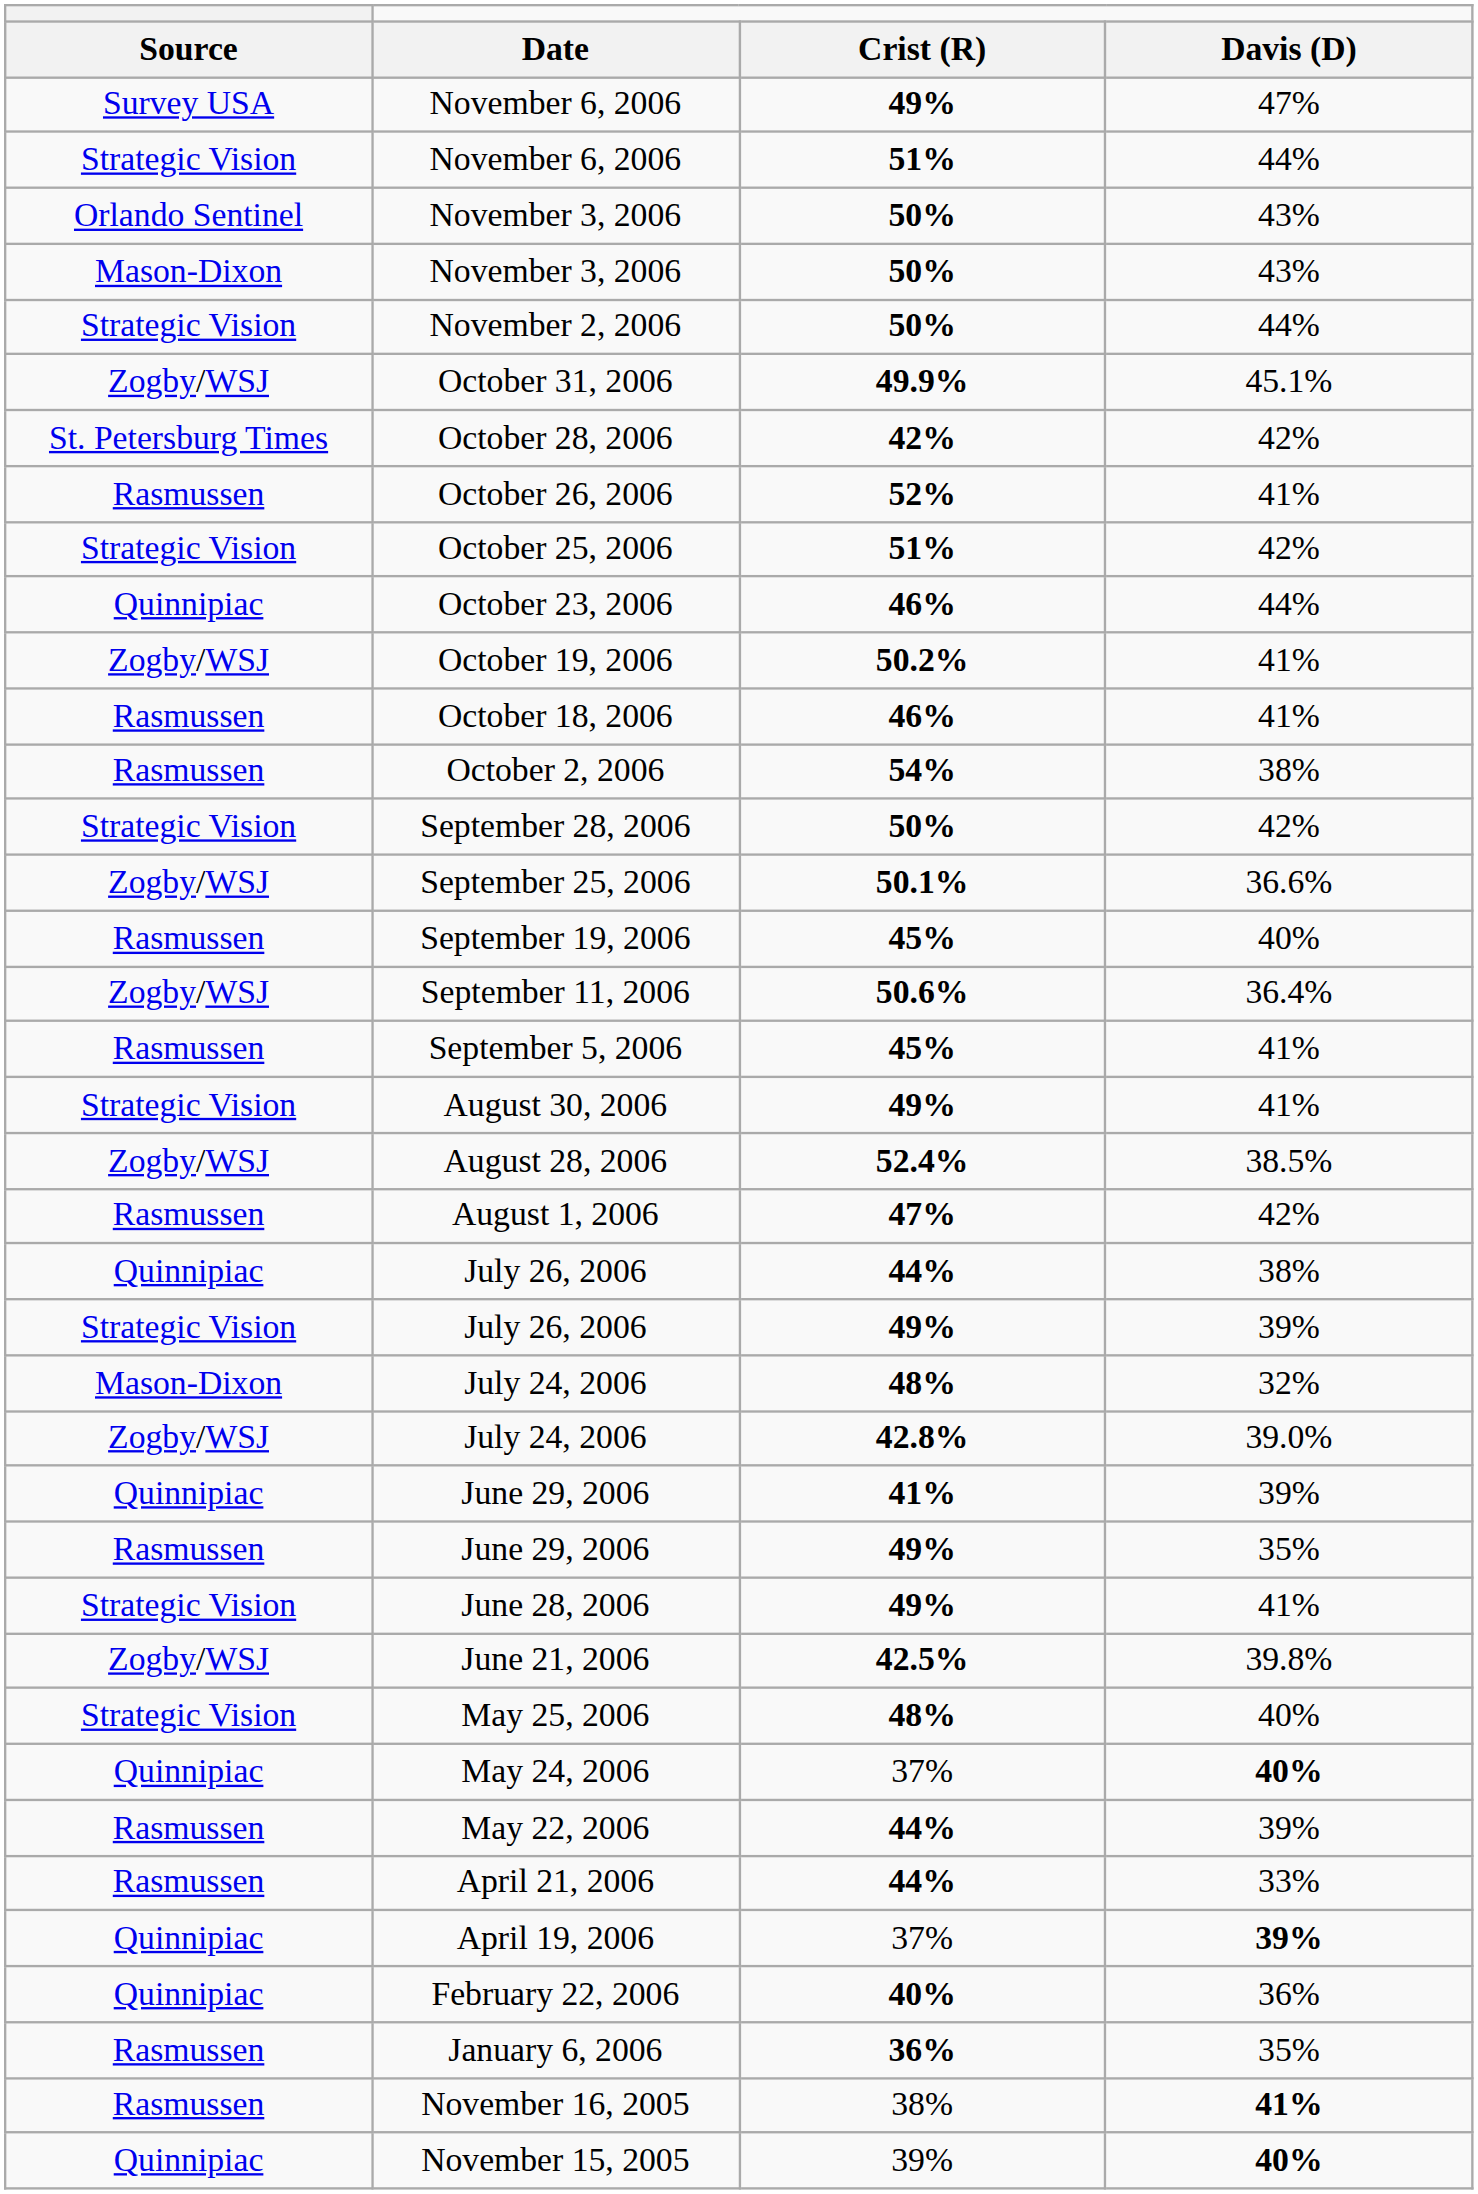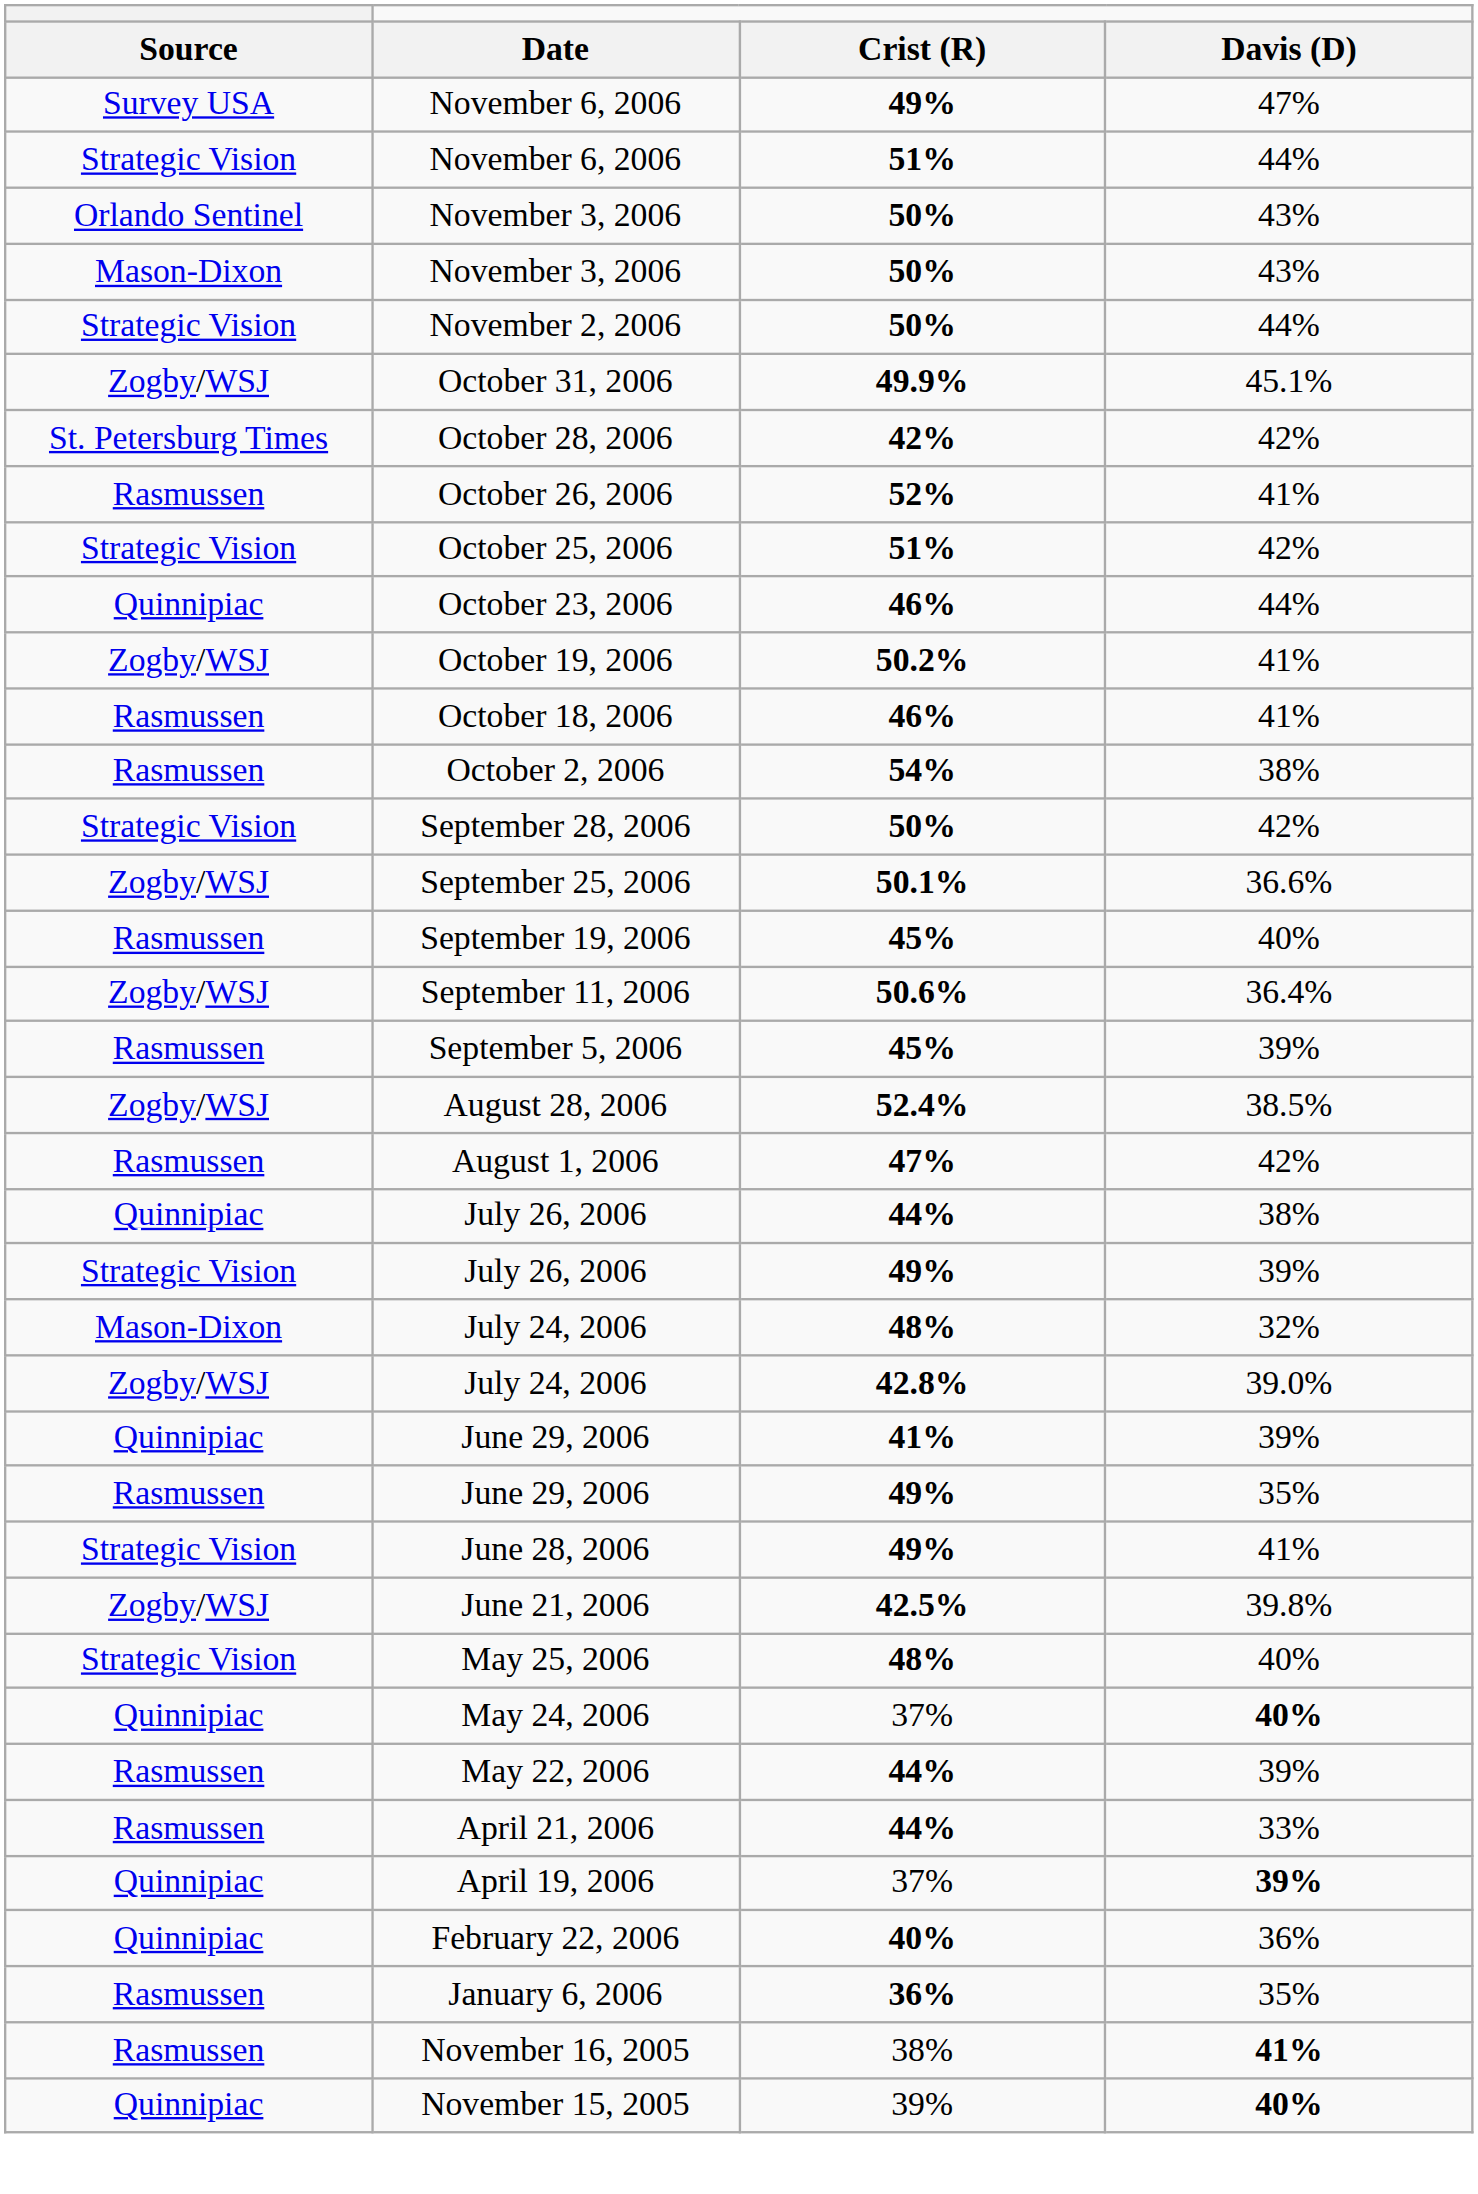(1289, 1048) 41% -> (1289, 1048) 39%
- row: (189, 1104)
